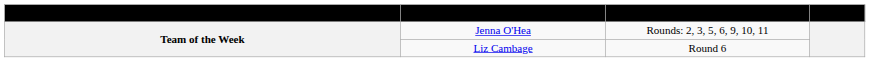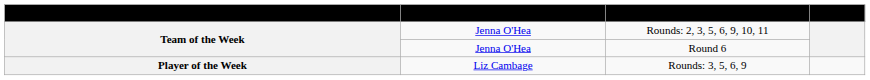(503, 48) Liz Cambage -> (503, 48) Jenna O'Hea
+ row: (707, 65)
